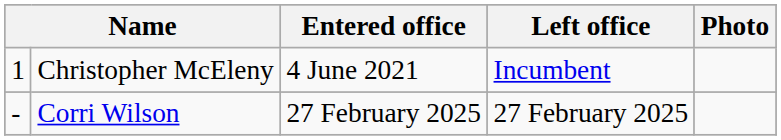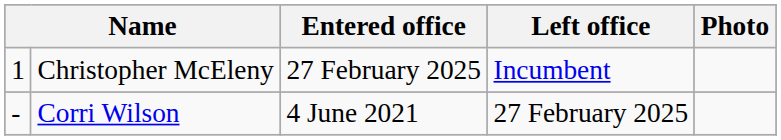(353, 69) 4 June 2021 -> (384, 69) 27 February 2025
(384, 112) 27 February 2025 -> (353, 112) 4 June 2021
